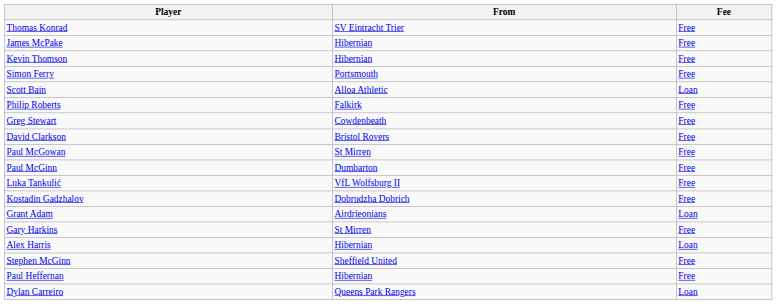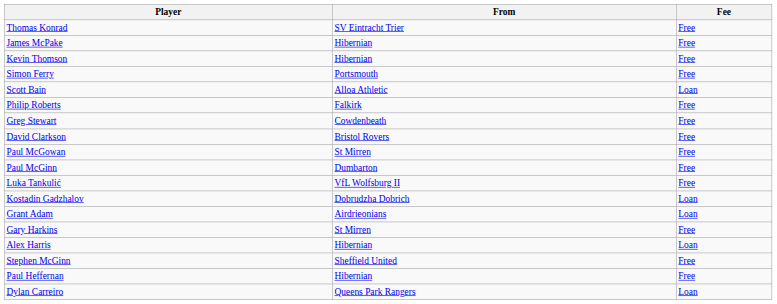(687, 198) Free -> (688, 198) Loan
